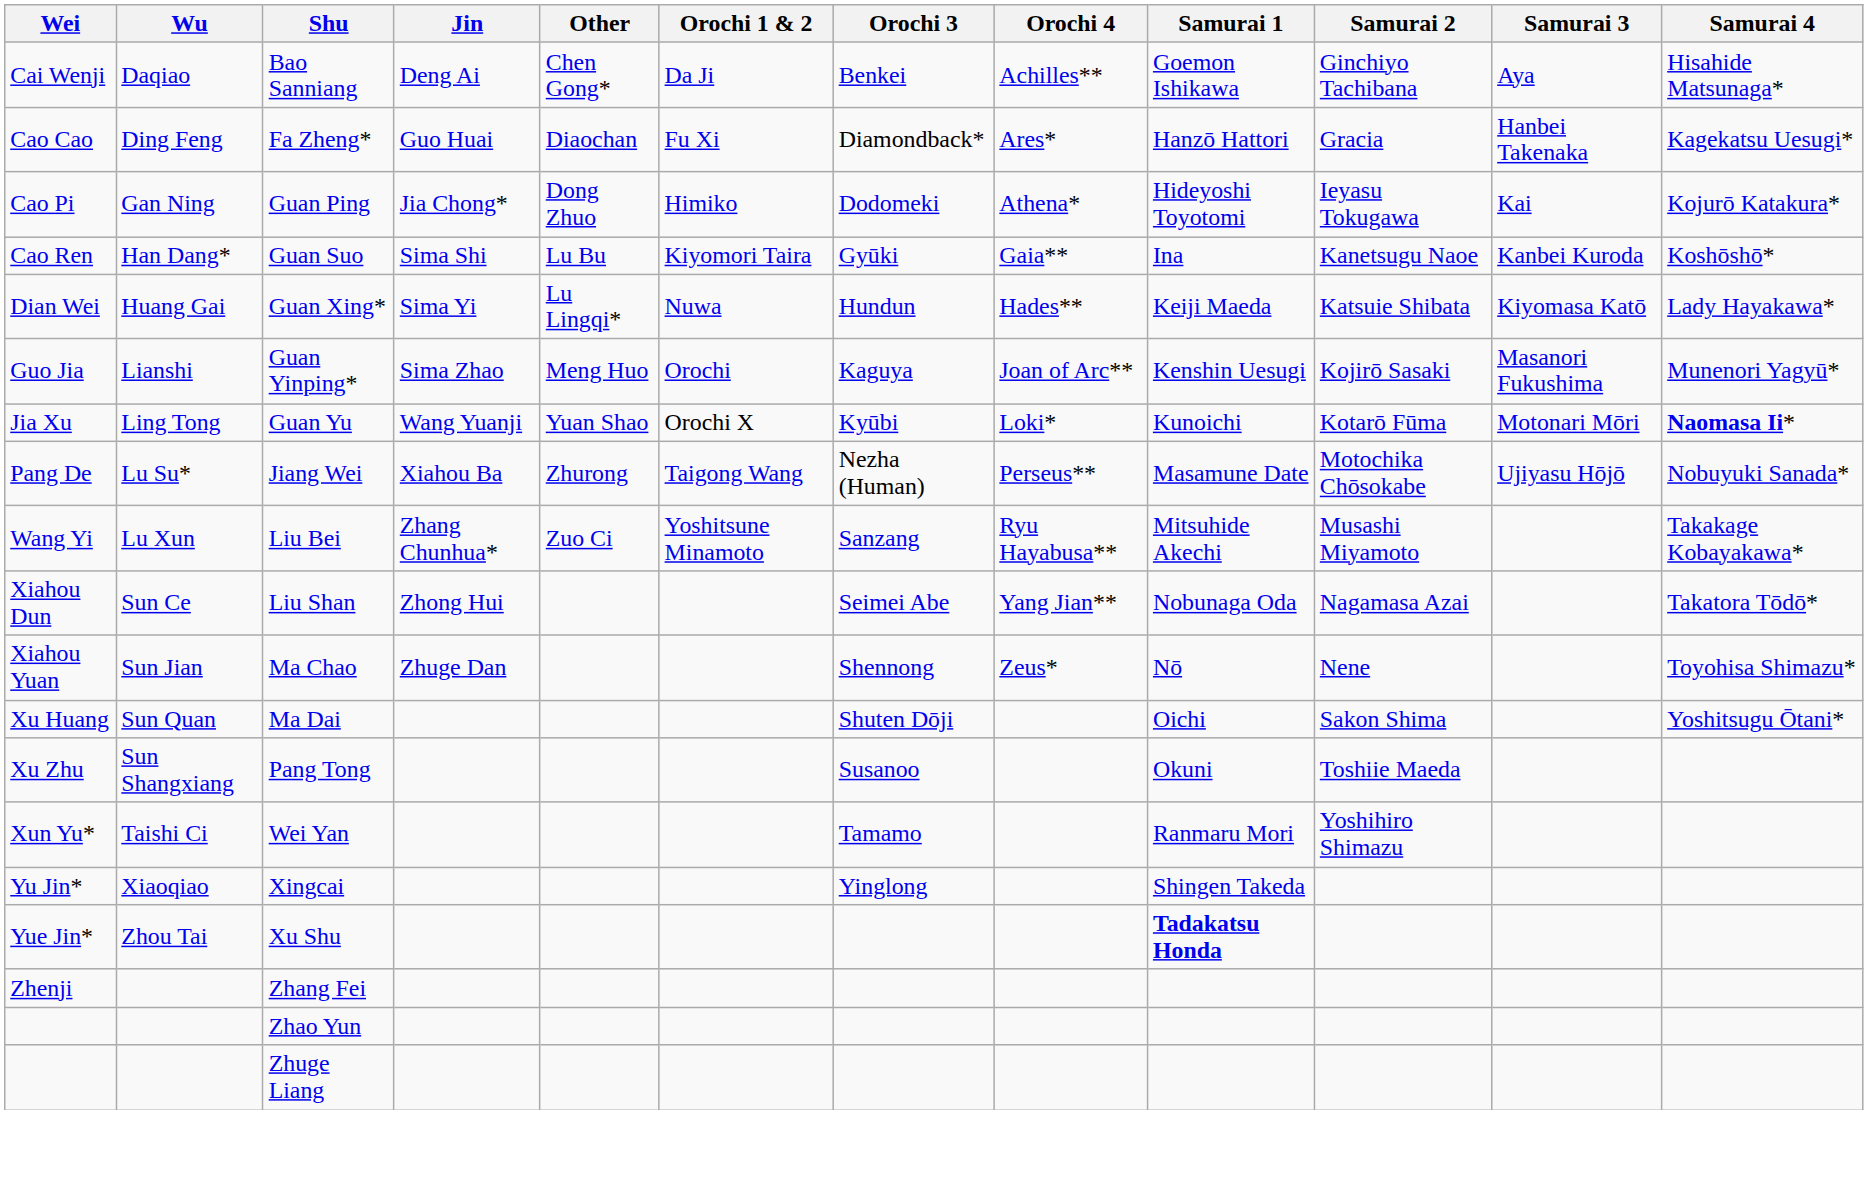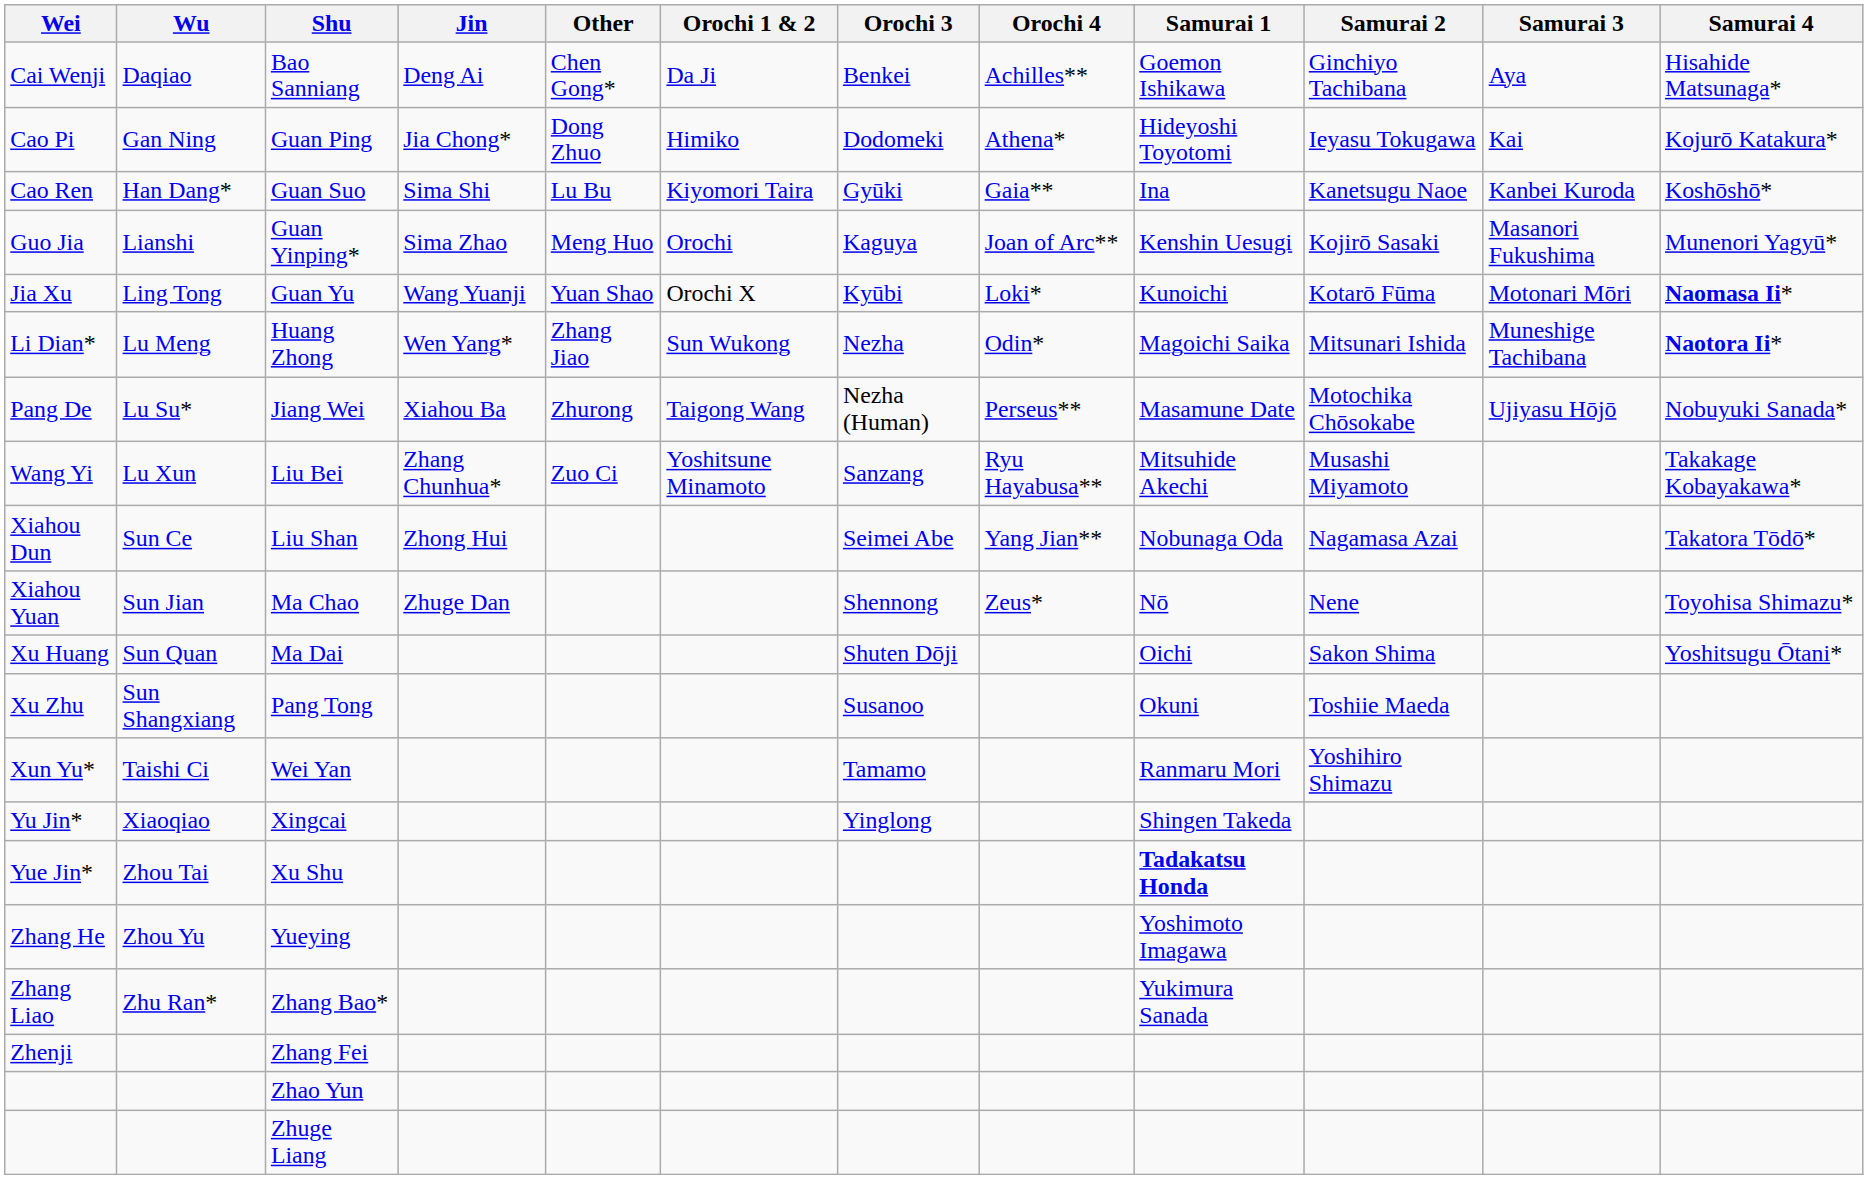- row: (320, 139)
- row: (327, 306)
+ row: (303, 344)
+ row: (311, 936)
+ row: (329, 1001)
